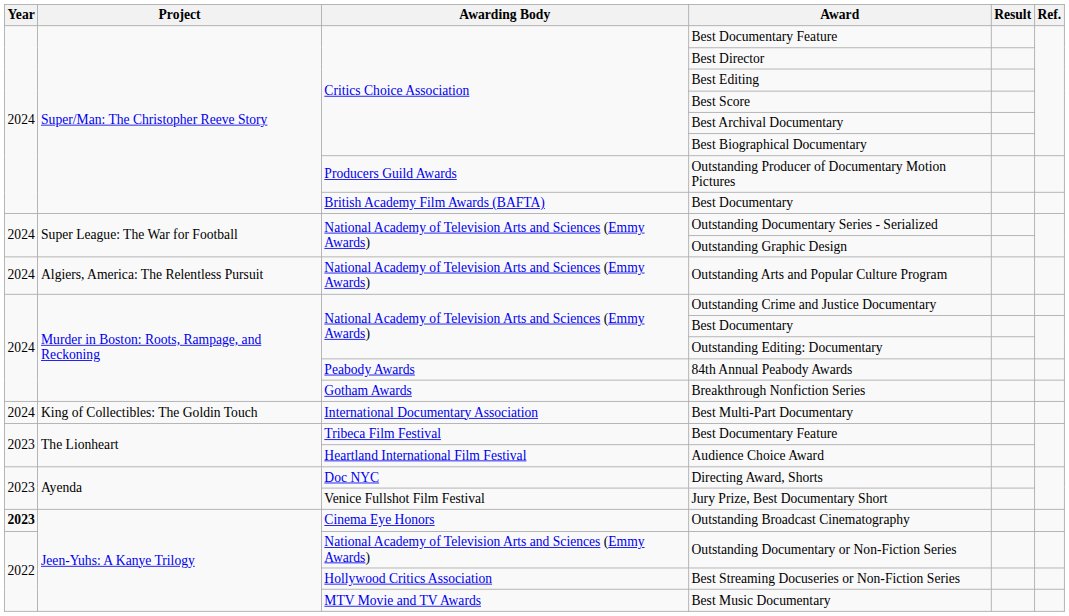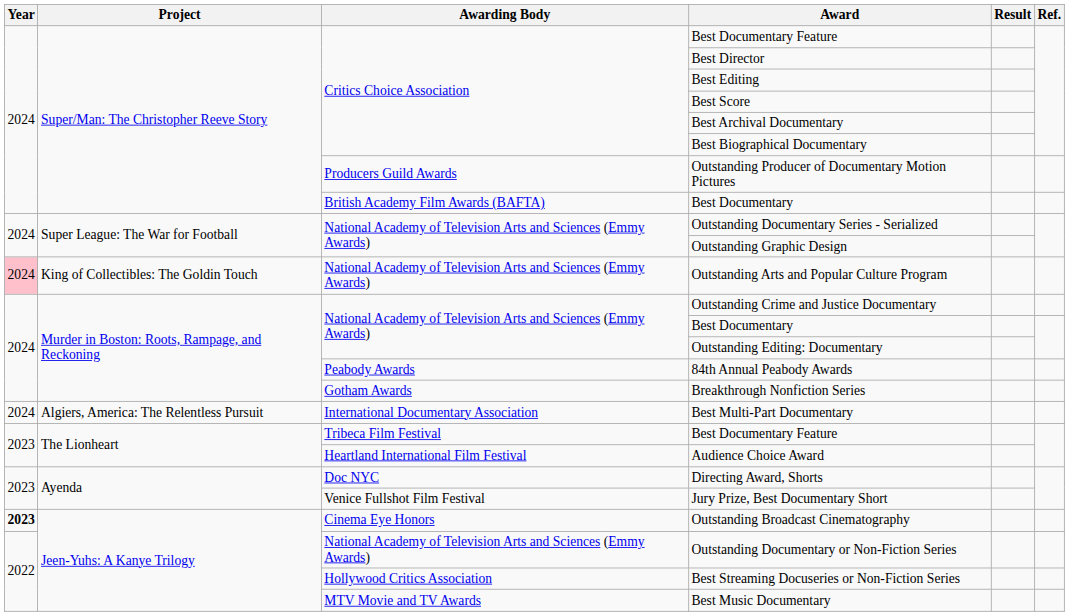(21, 275) no background -> (21, 275) pink background
(152, 275) Algiers, America: The Relentless Pursuit -> (149, 275) King of Collectibles: The Goldin Touch
(149, 412) King of Collectibles: The Goldin Touch -> (152, 412) Algiers, America: The Relentless Pursuit
